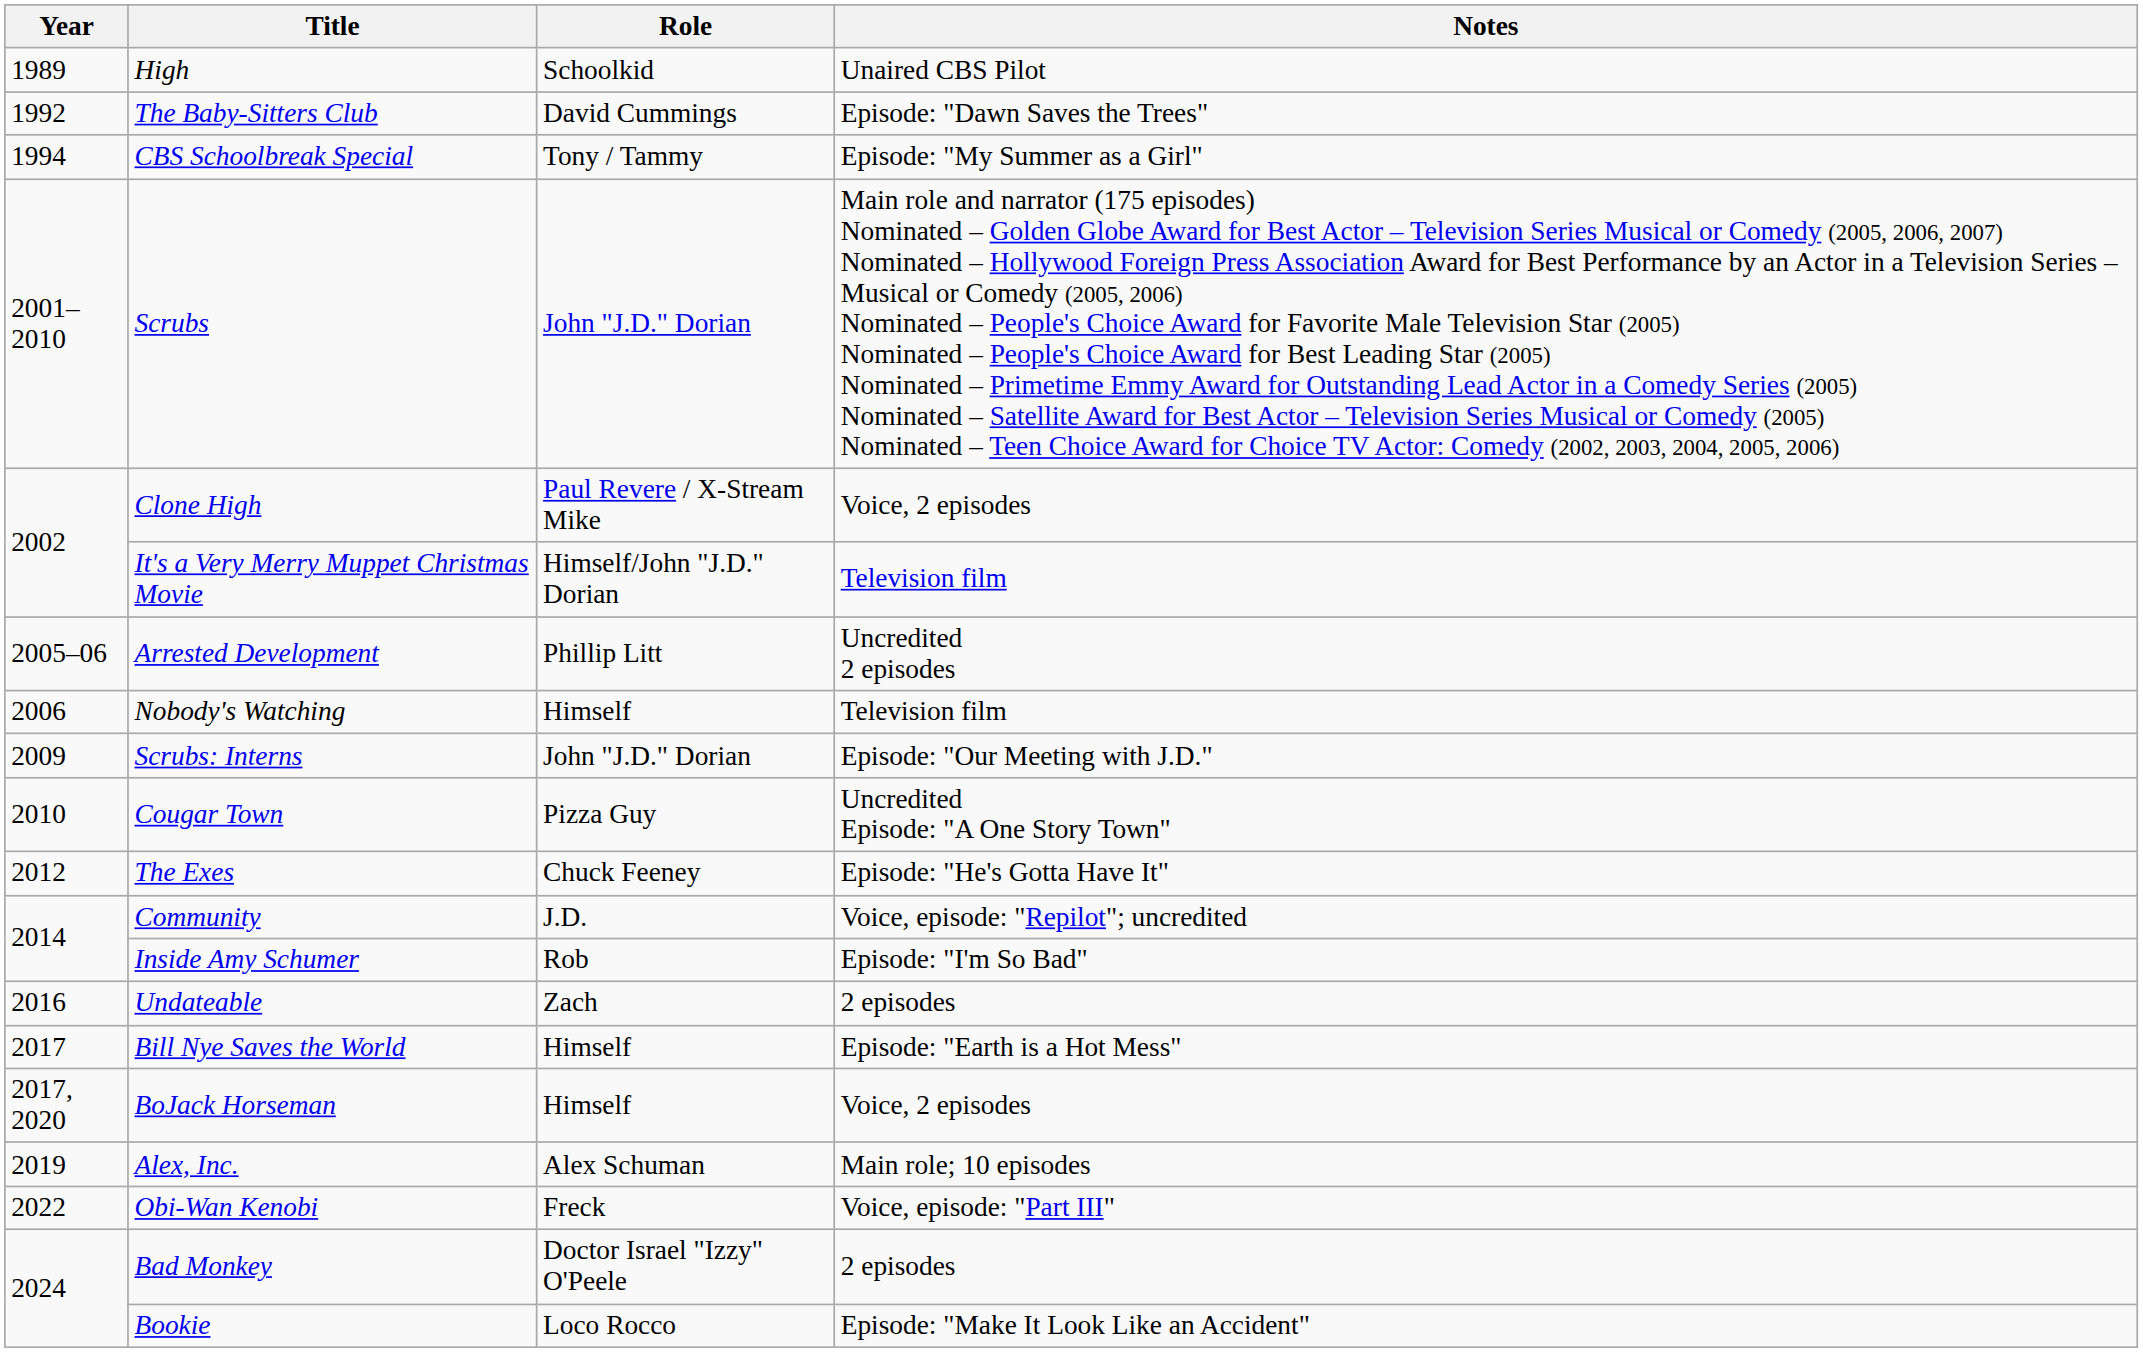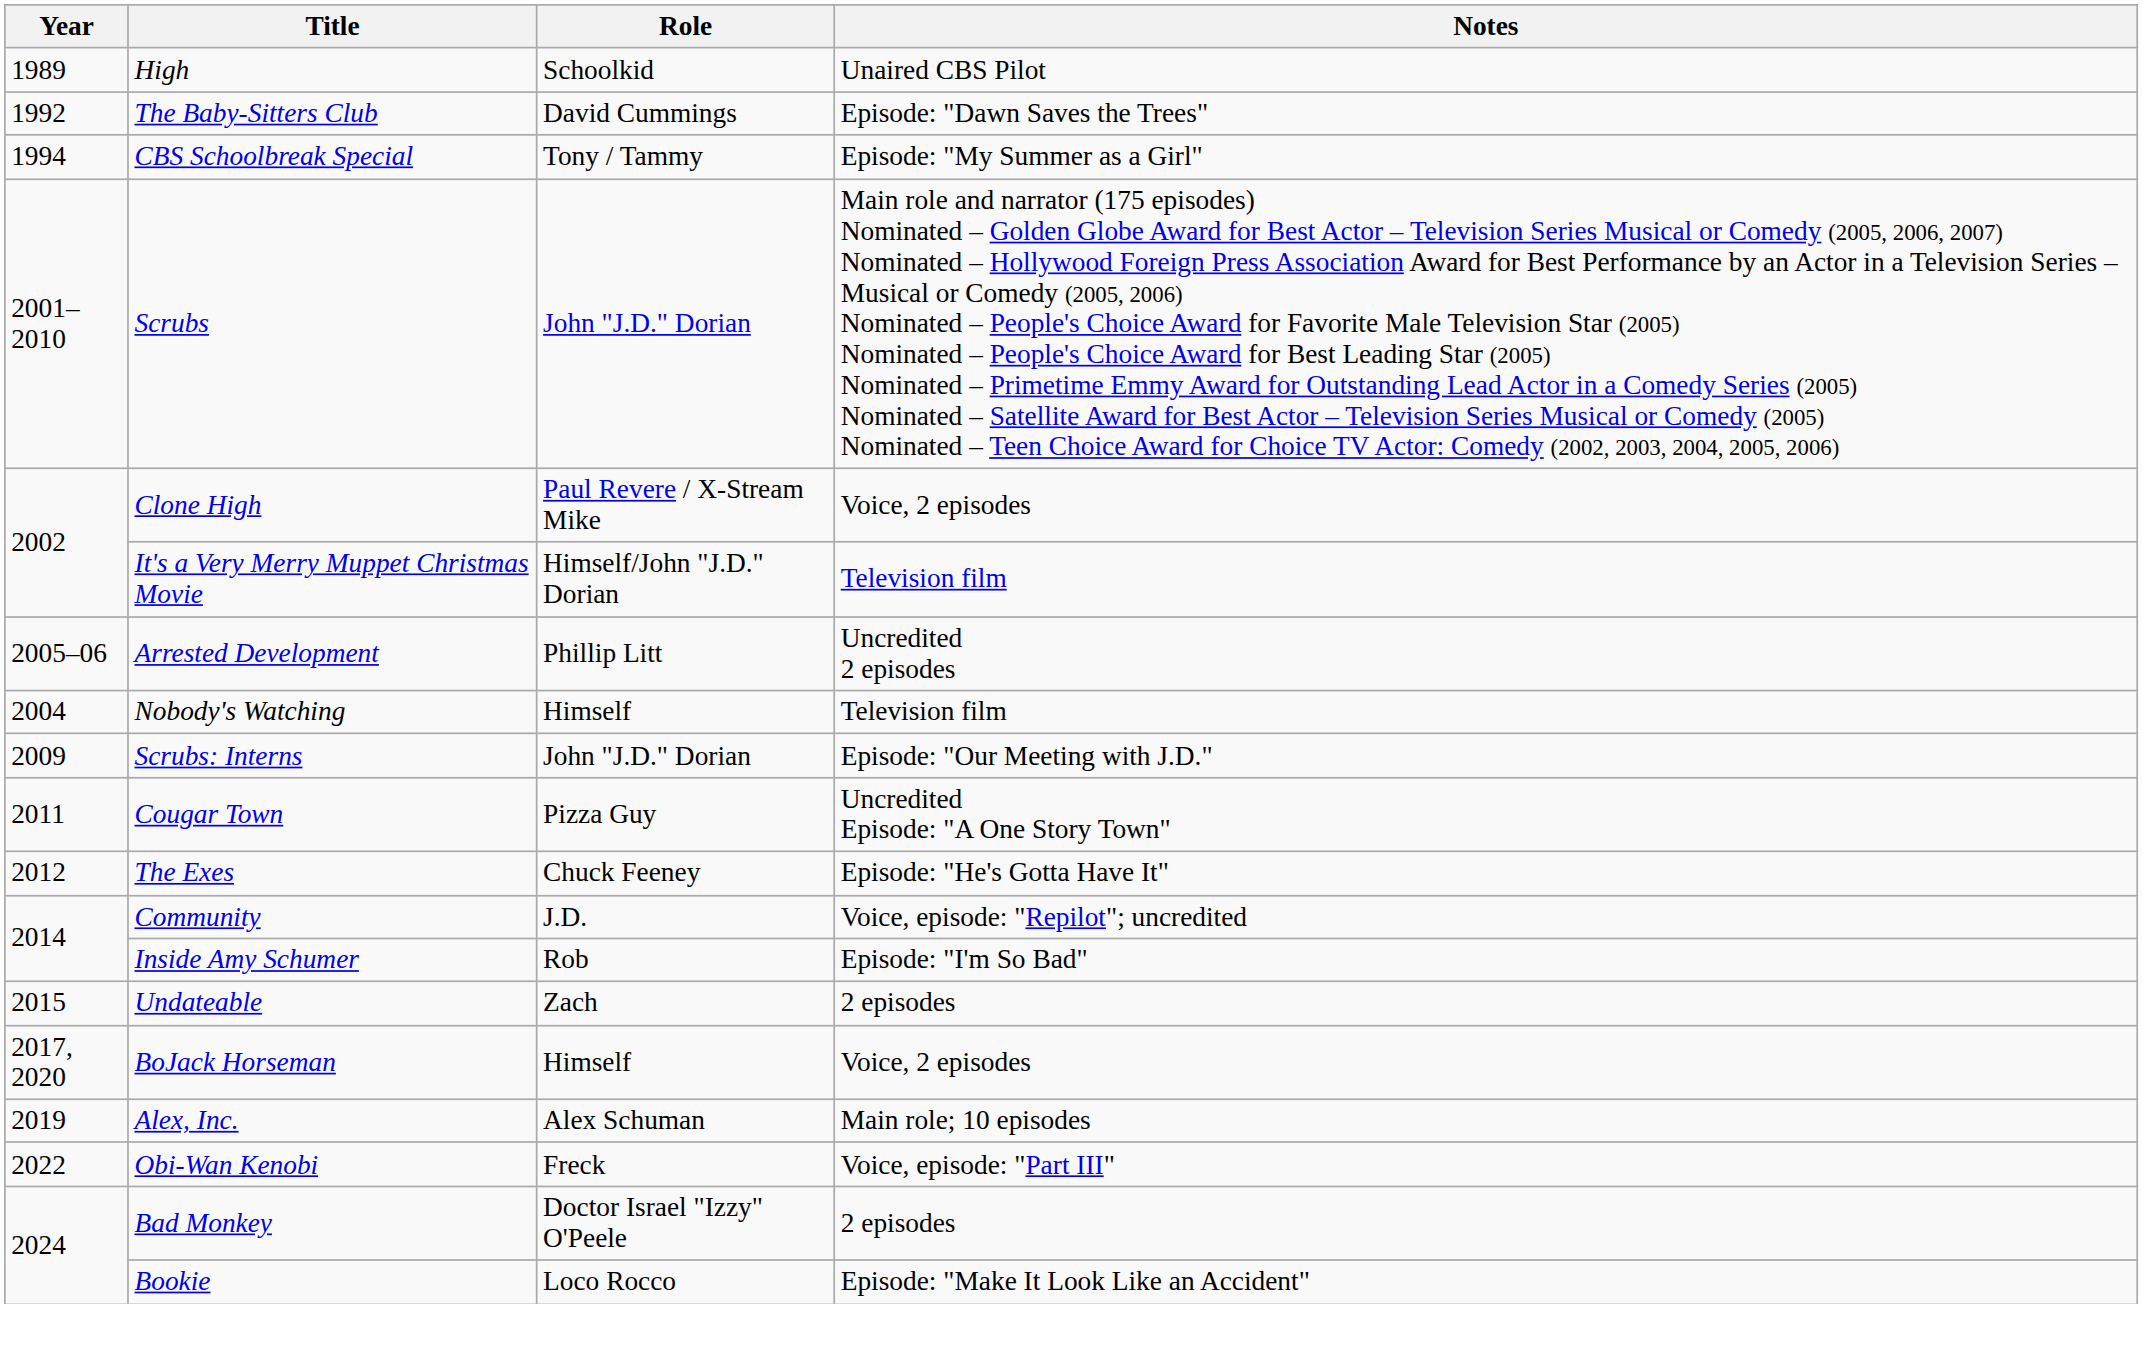(39, 711) 2006 -> (39, 711) 2004
(39, 814) 2010 -> (38, 814) 2011
(39, 1003) 2016 -> (39, 1003) 2015
- row: (270, 1046)
